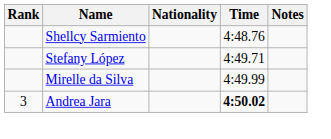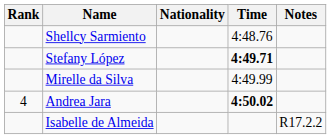(244, 58) normal -> (252, 58) bold
(23, 101) 3 -> (23, 101) 4
+ row: (100, 123)
